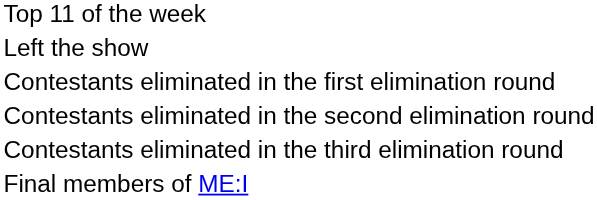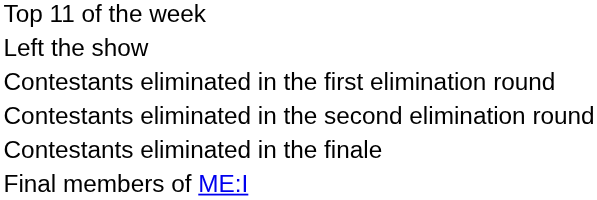- row: (284, 150)
+ row: (193, 150)
